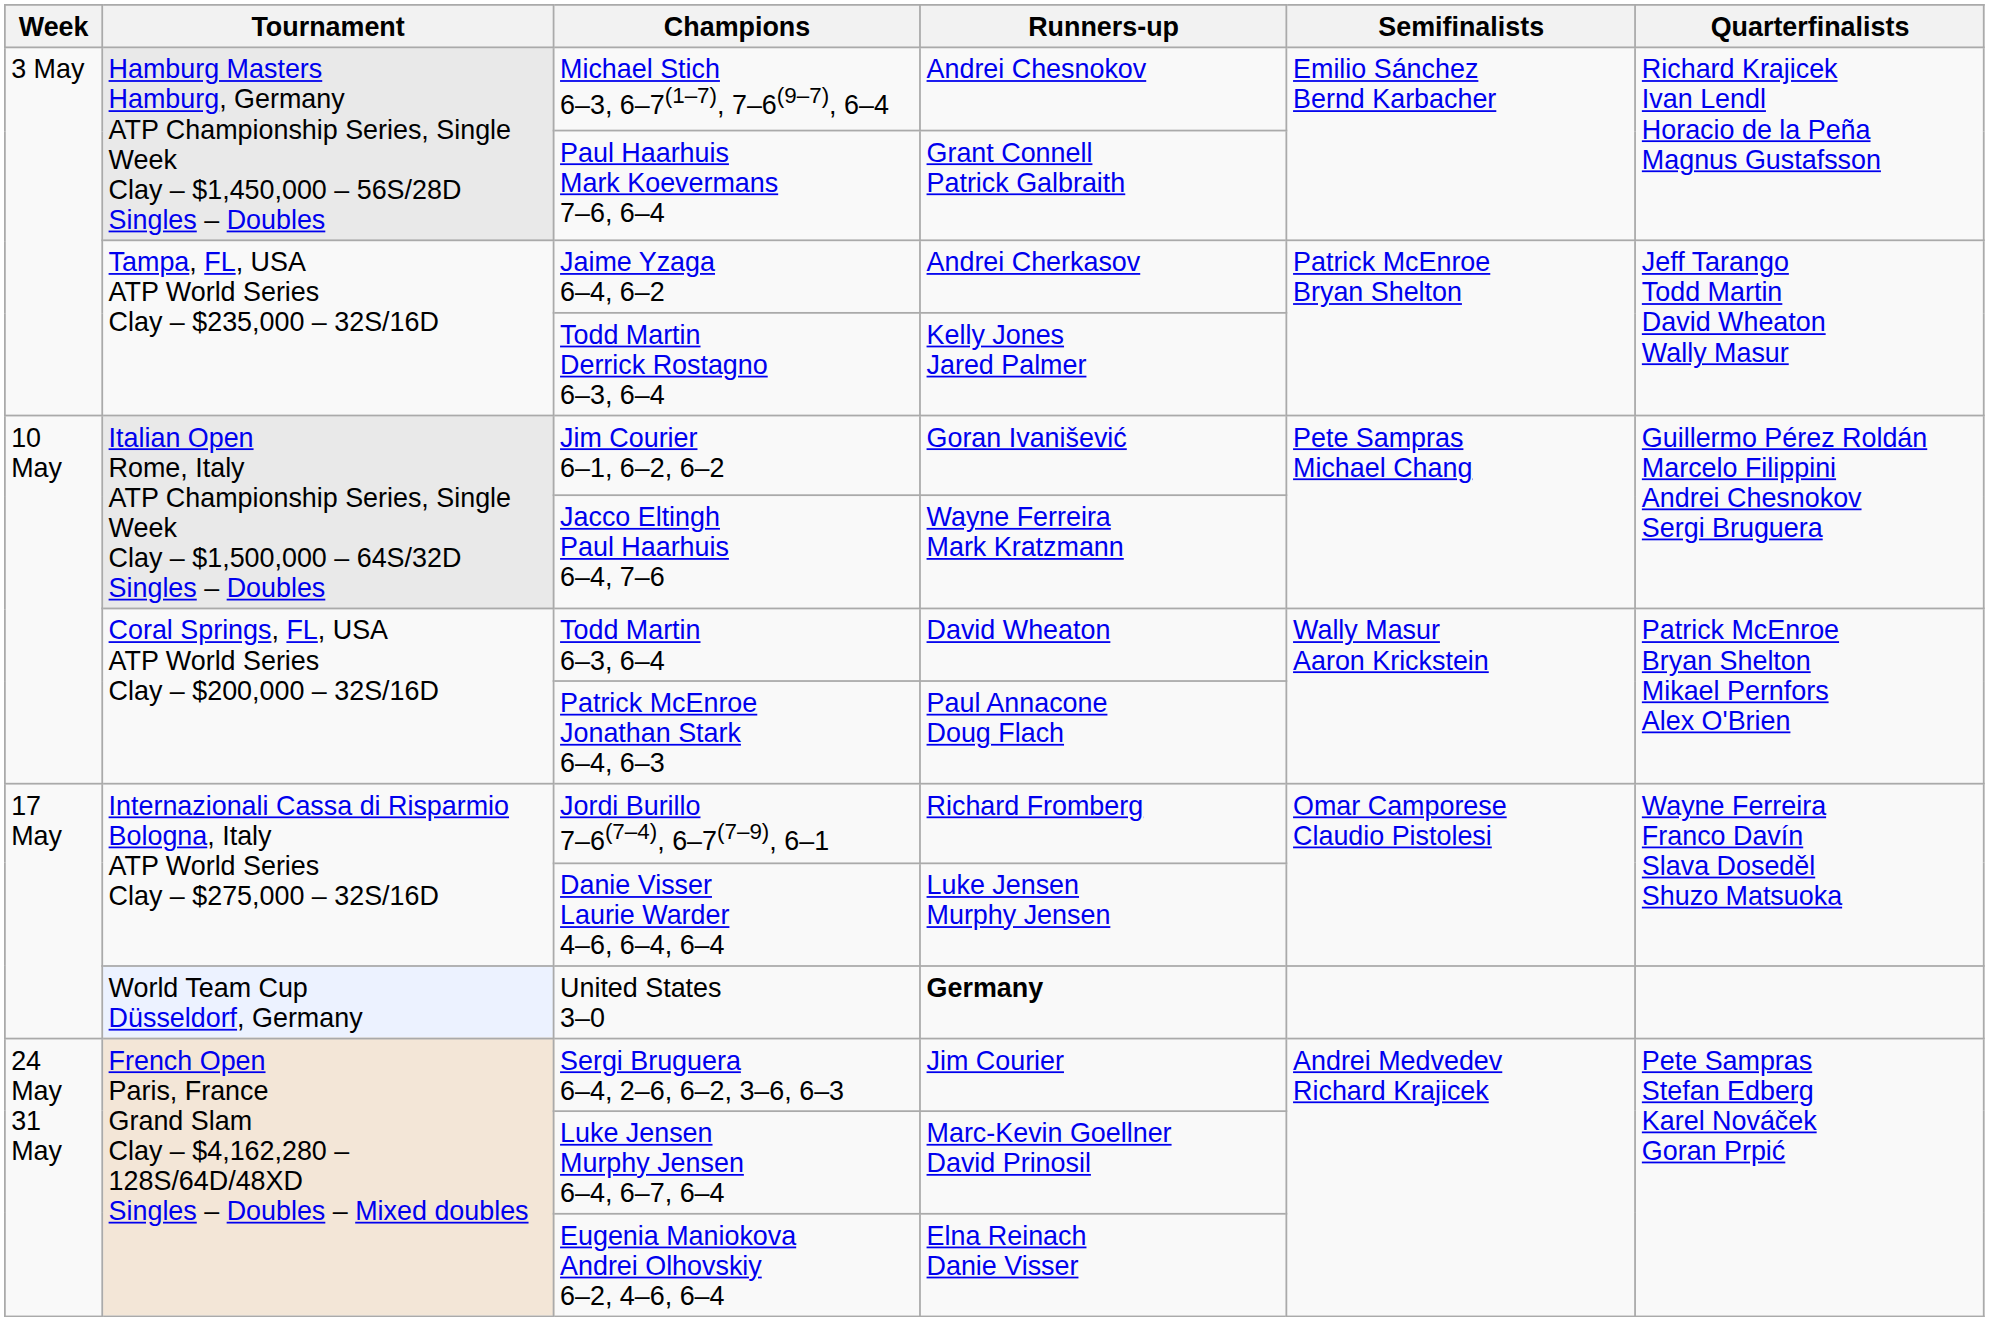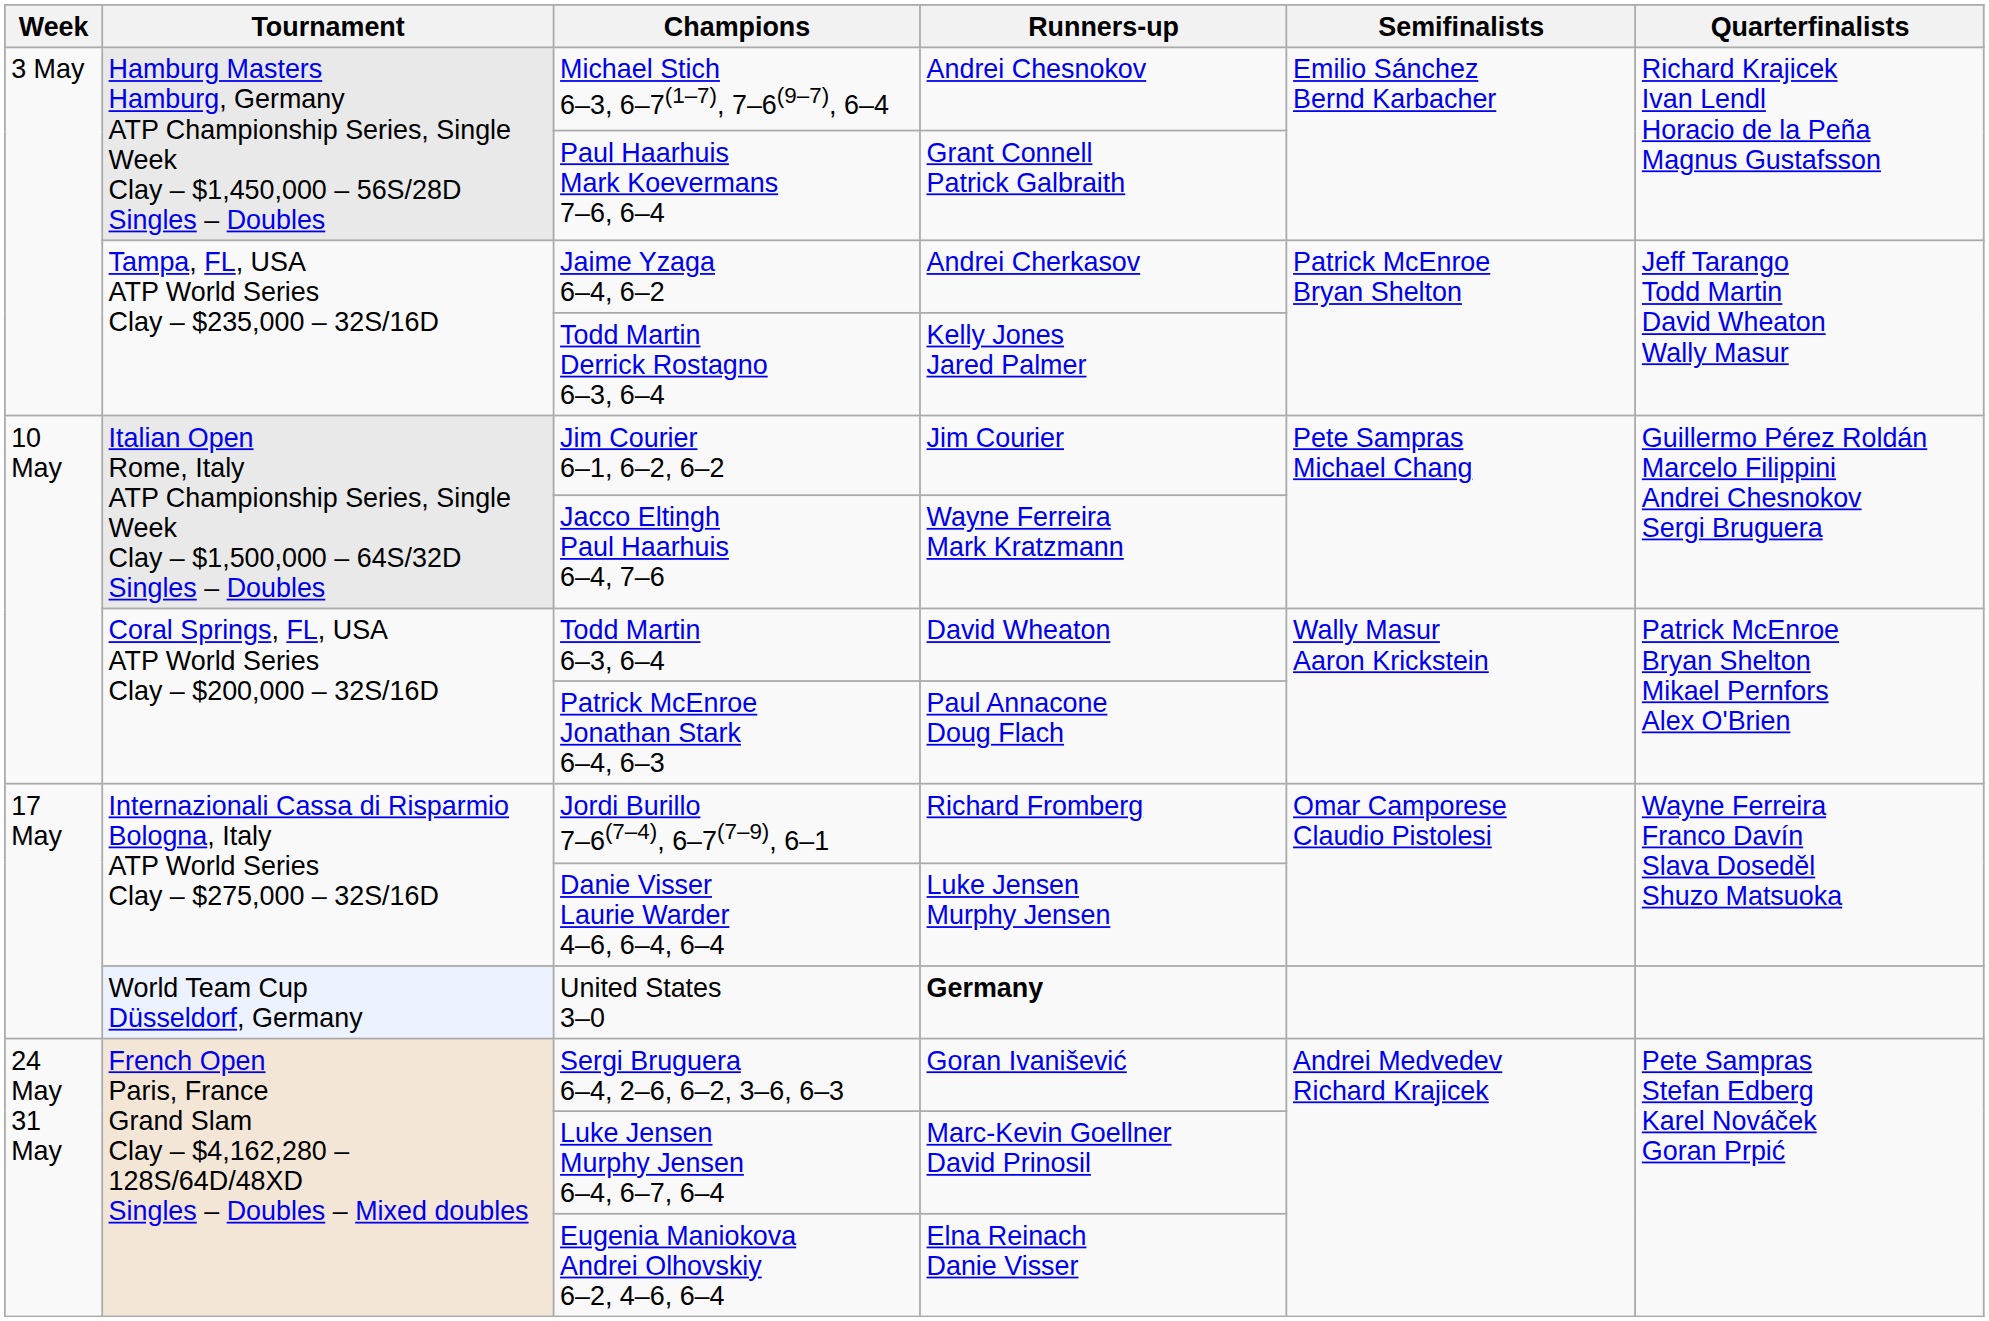(1027, 437) Goran Ivanišević -> (995, 437) Jim Courier
(995, 1059) Jim Courier -> (1027, 1059) Goran Ivanišević
